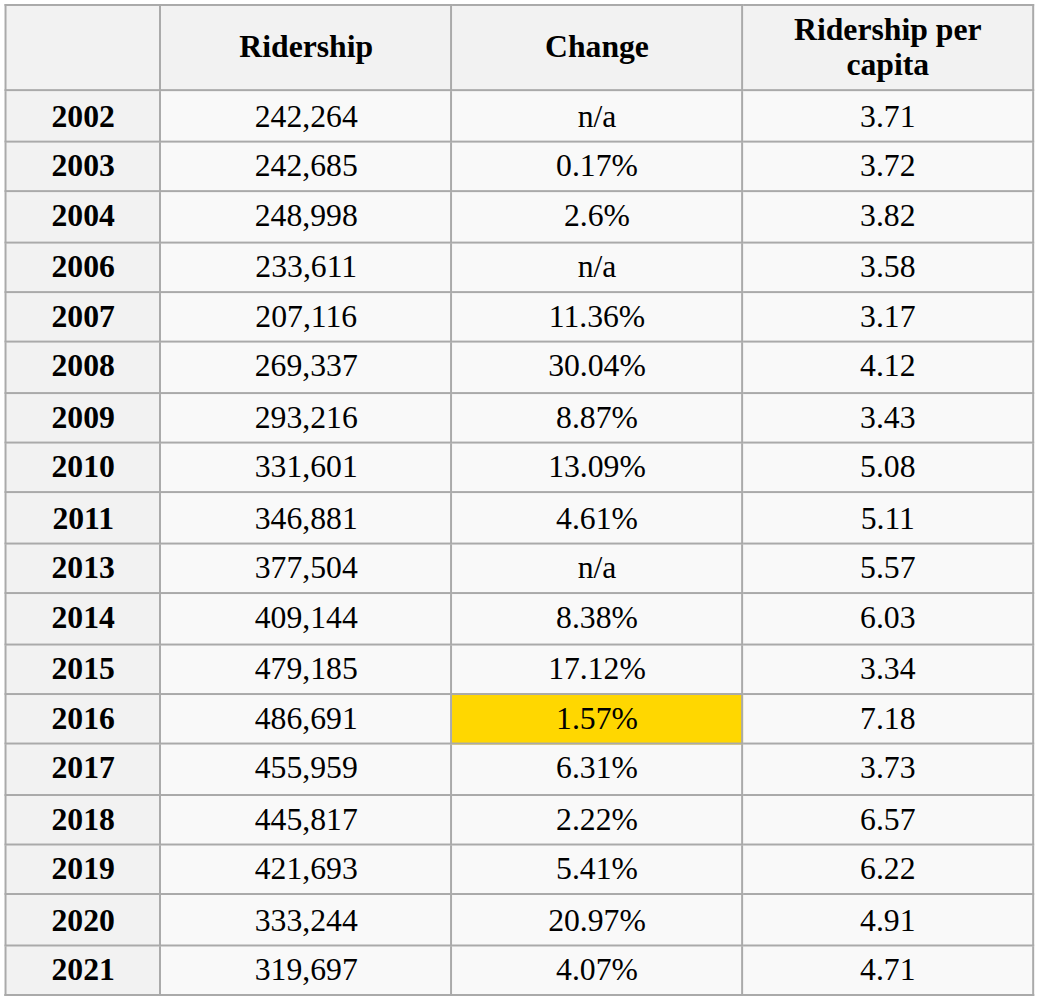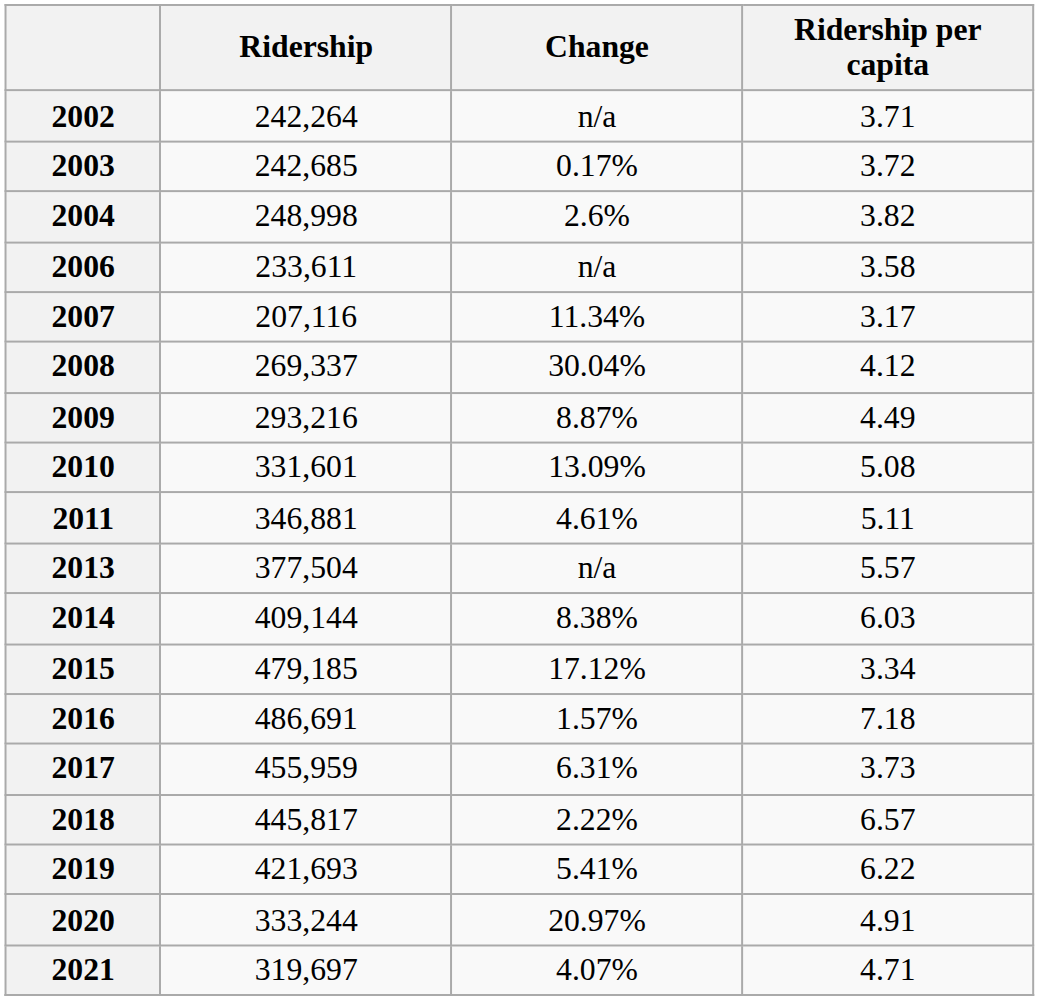(597, 316) 11.36% -> (597, 316) 11.34%
(888, 416) 3.43 -> (888, 416) 4.49
(597, 718) gold background -> (597, 718) no background
